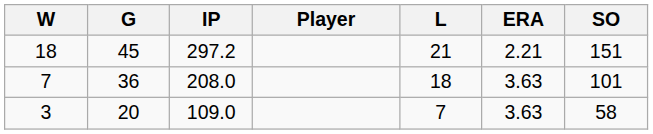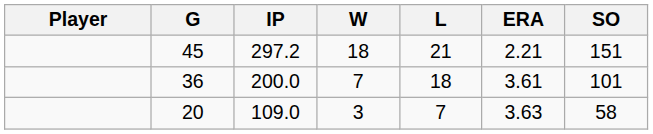columns swapped: (326, 19) <-> (46, 19)
(211, 81) 208.0 -> (275, 81) 200.0
(523, 81) 3.63 -> (523, 81) 3.61
